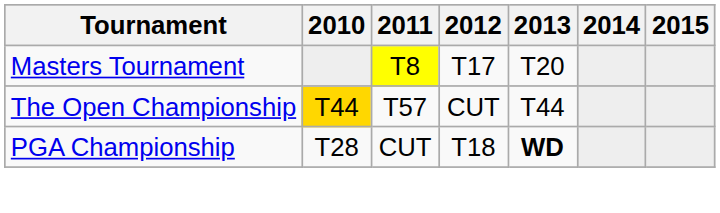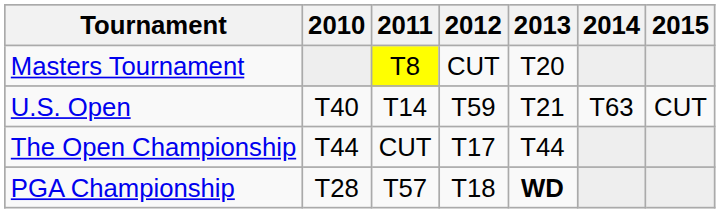(473, 66) T17 -> (473, 66) CUT
+ row: (71, 107)
(337, 107) gold background -> (337, 147) no background
(405, 107) T57 -> (405, 147) CUT
(473, 107) CUT -> (473, 147) T17
(405, 147) CUT -> (405, 188) T57
